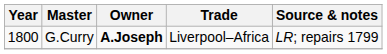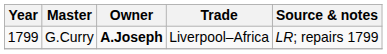(23, 37) 1800 -> (23, 37) 1799
